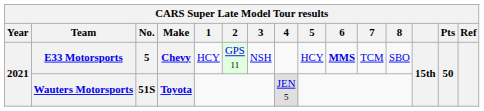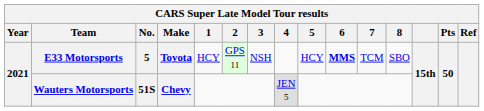(176, 58) Chevy -> (176, 58) Toyota
(176, 90) Toyota -> (176, 90) Chevy
